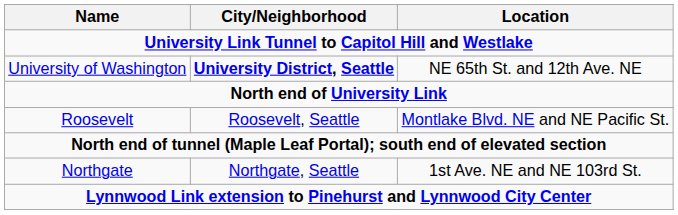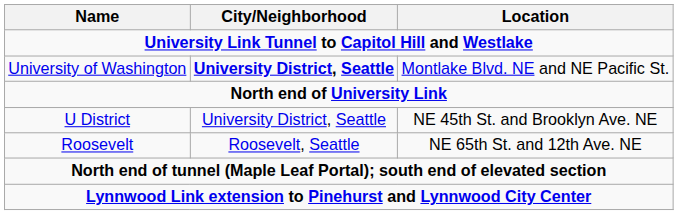(535, 68) NE 65th St. and 12th Ave. NE -> (535, 68) Montlake Blvd. NE and NE Pacific St.
+ row: (97, 119)
(535, 119) Montlake Blvd. NE and NE Pacific St. -> (535, 145) NE 65th St. and 12th Ave. NE
- row: (97, 171)
